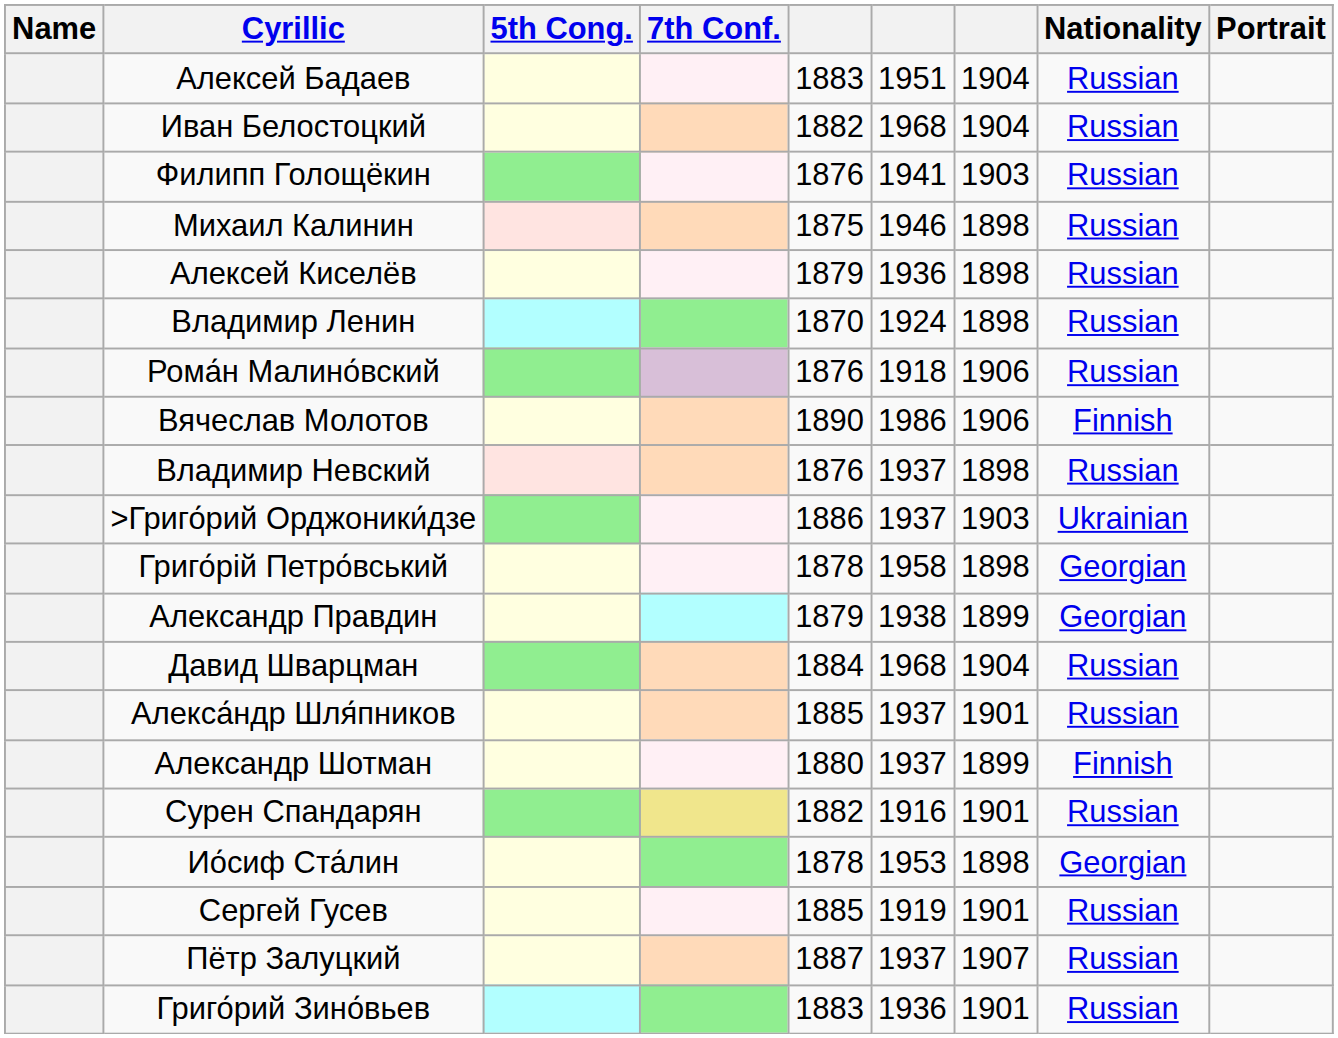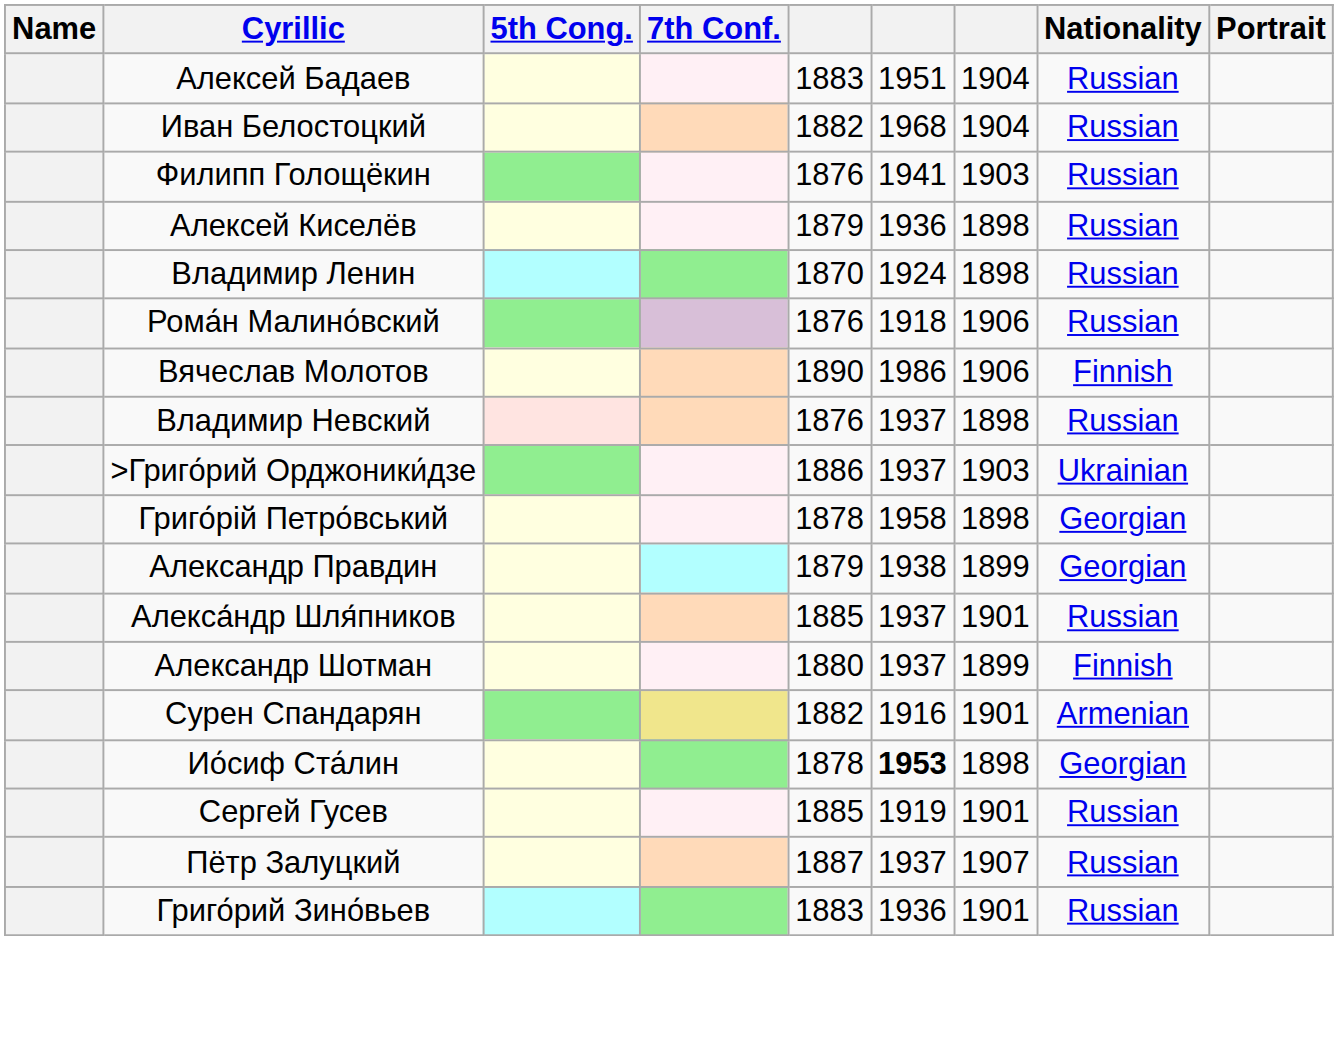- row: (293, 224)
- row: (293, 665)
(1123, 812) Russian -> (1123, 714) Armenian
(912, 861) normal -> (912, 763) bold
